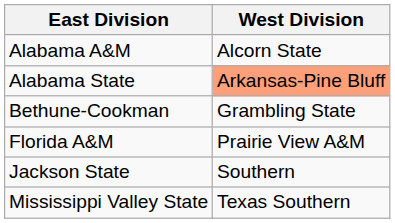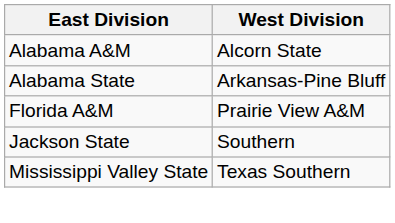(301, 80) lightsalmon background -> (301, 80) no background
- row: (89, 111)
